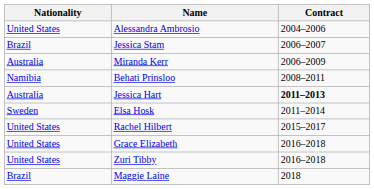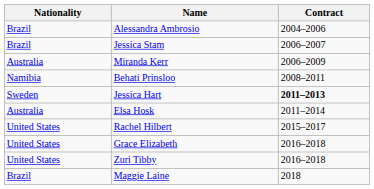(33, 29) United States -> (19, 29) Brazil
(25, 95) Australia -> (22, 95) Sweden
(22, 111) Sweden -> (25, 111) Australia
